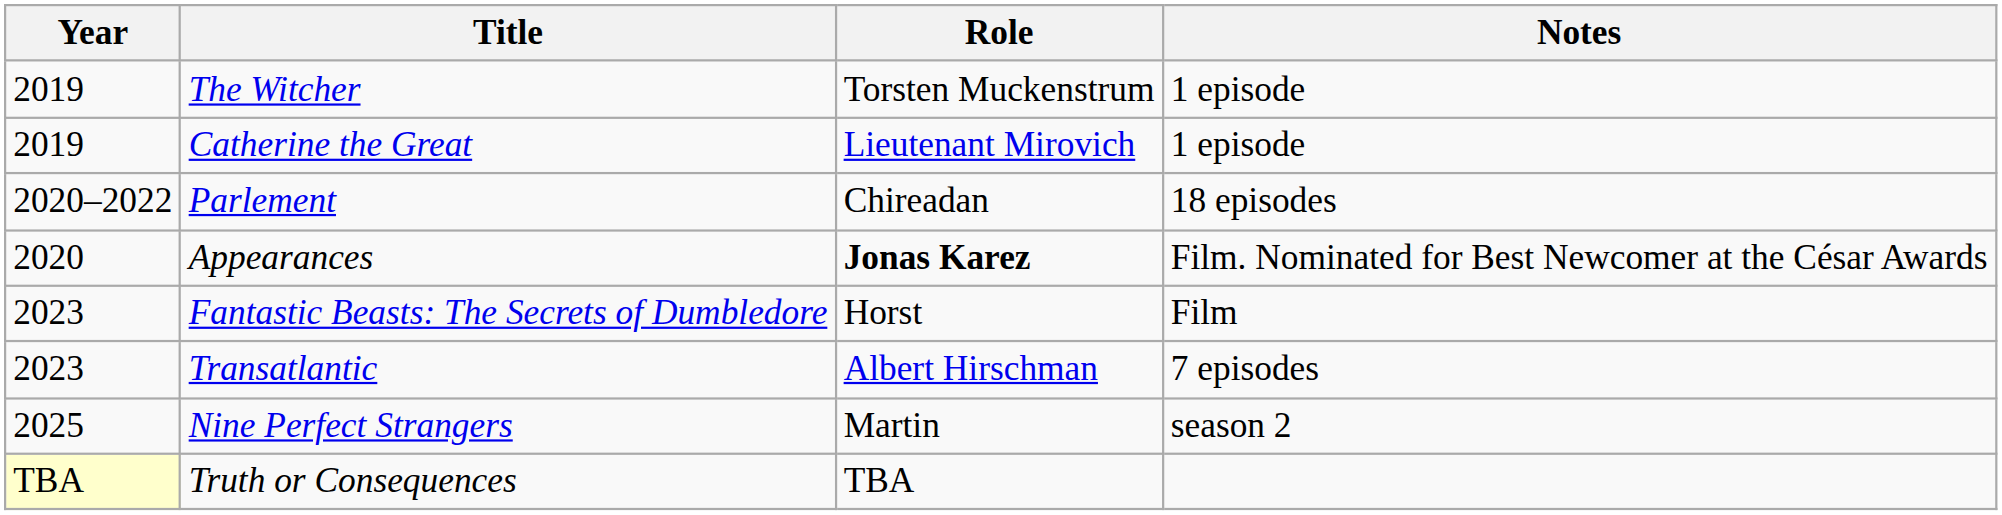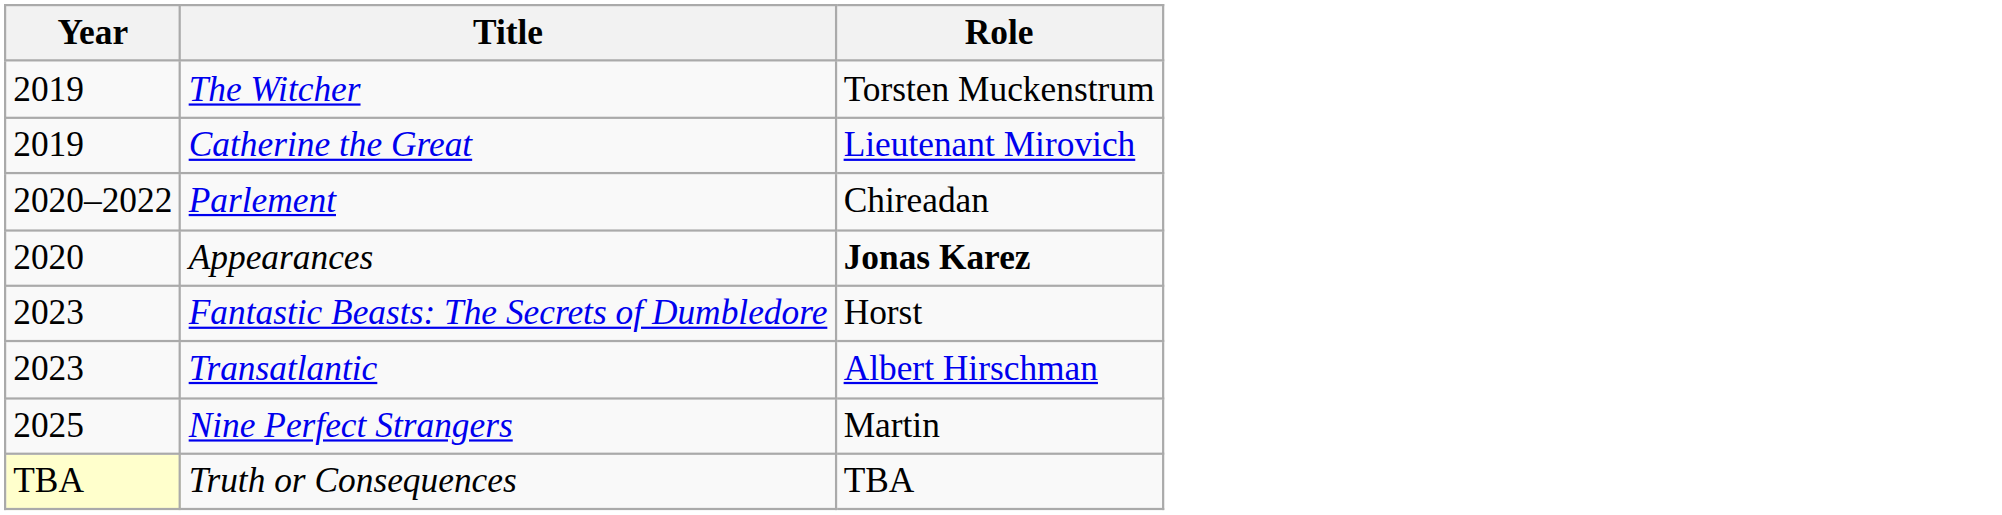- column: (1579, 32)
